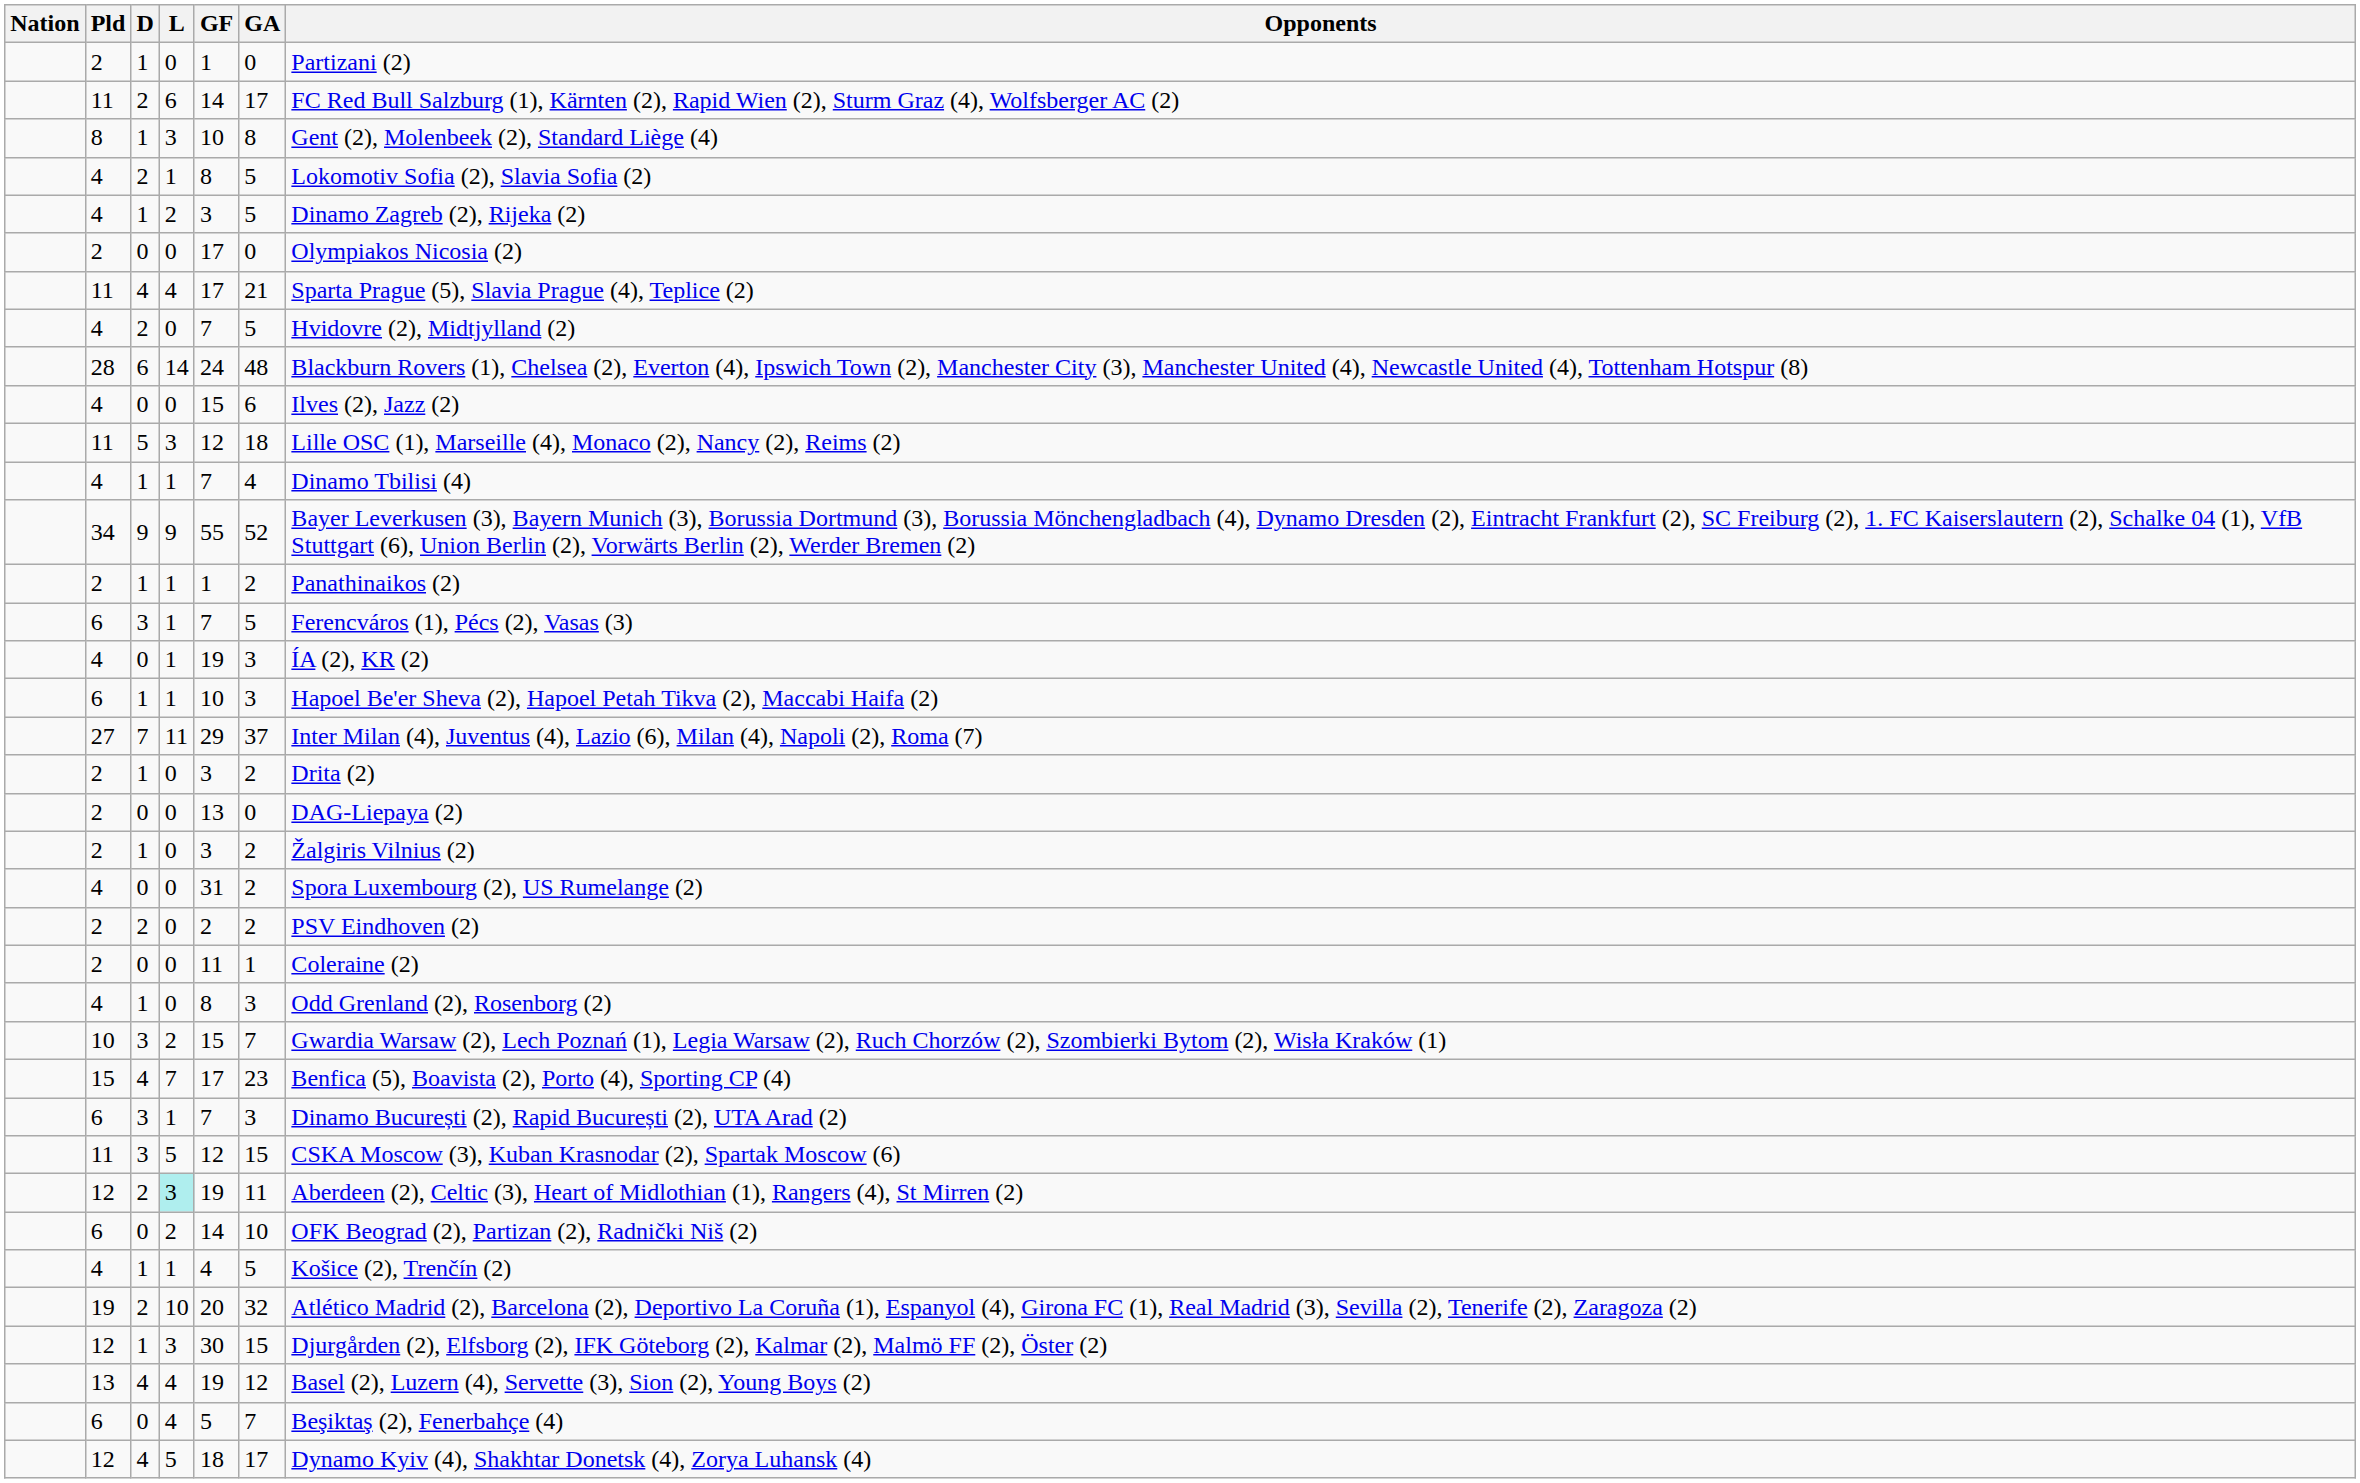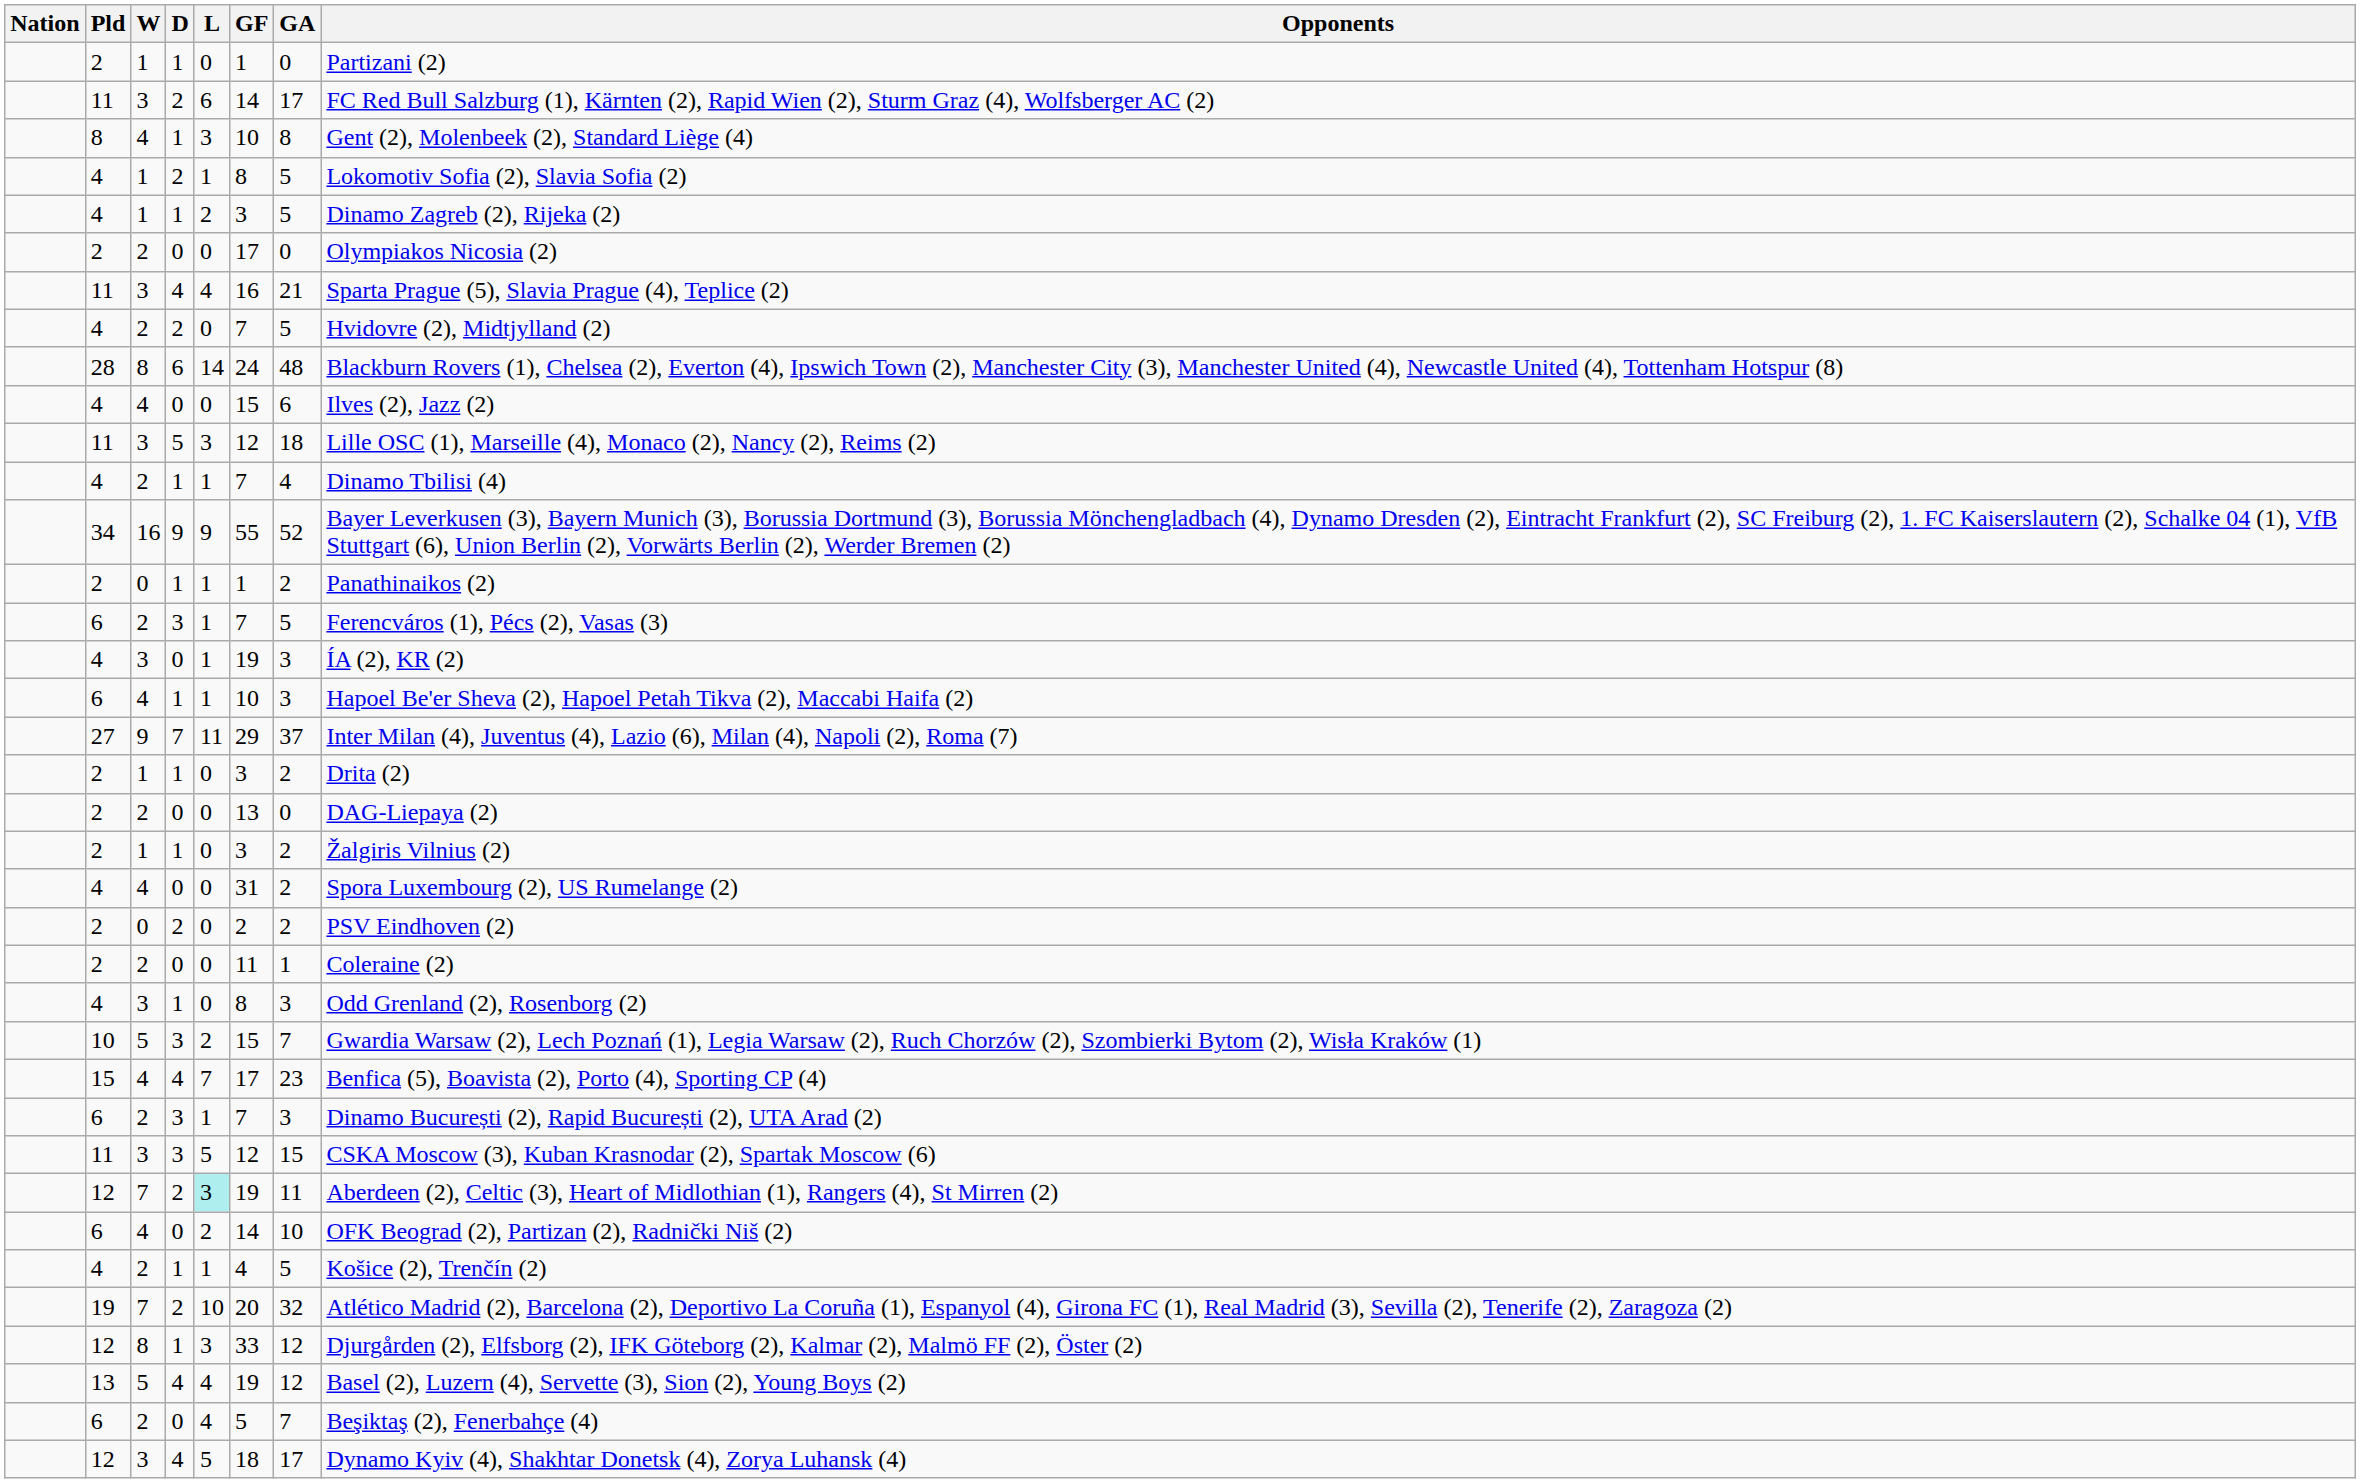+ column: (148, 23)
(212, 289) 17 -> (247, 289) 16
(212, 1344) 30 -> (247, 1344) 33
(256, 1344) 15 -> (291, 1344) 12
